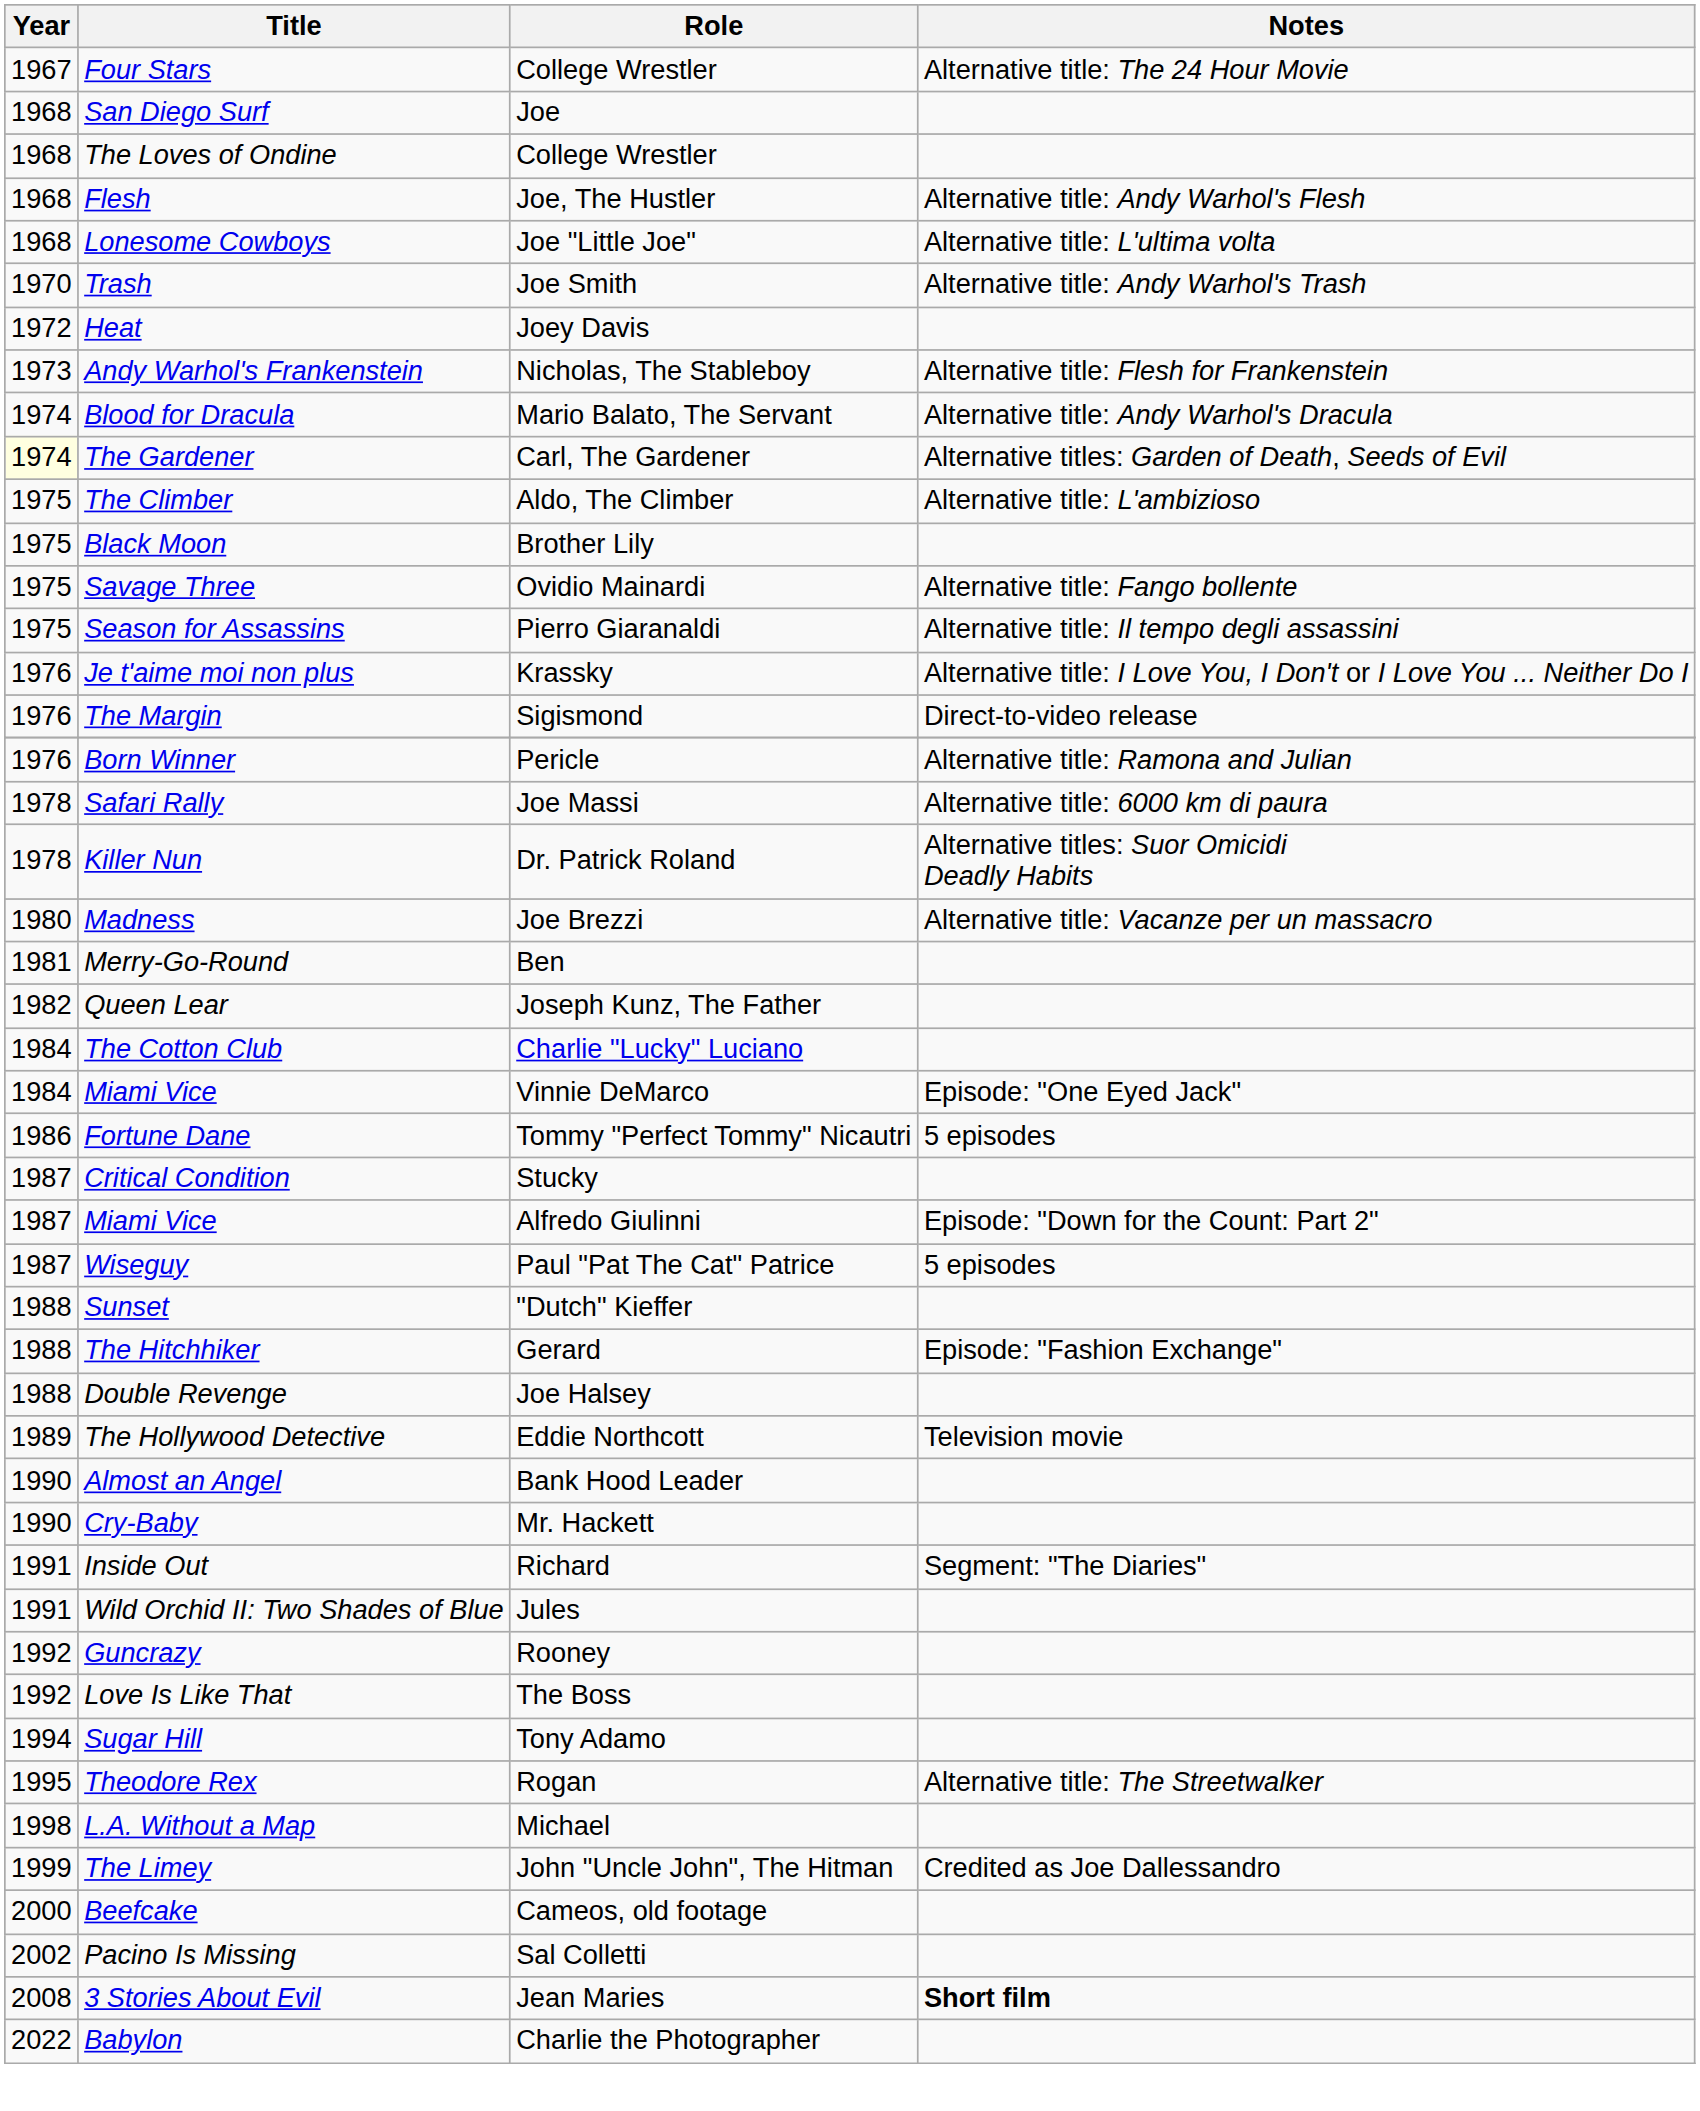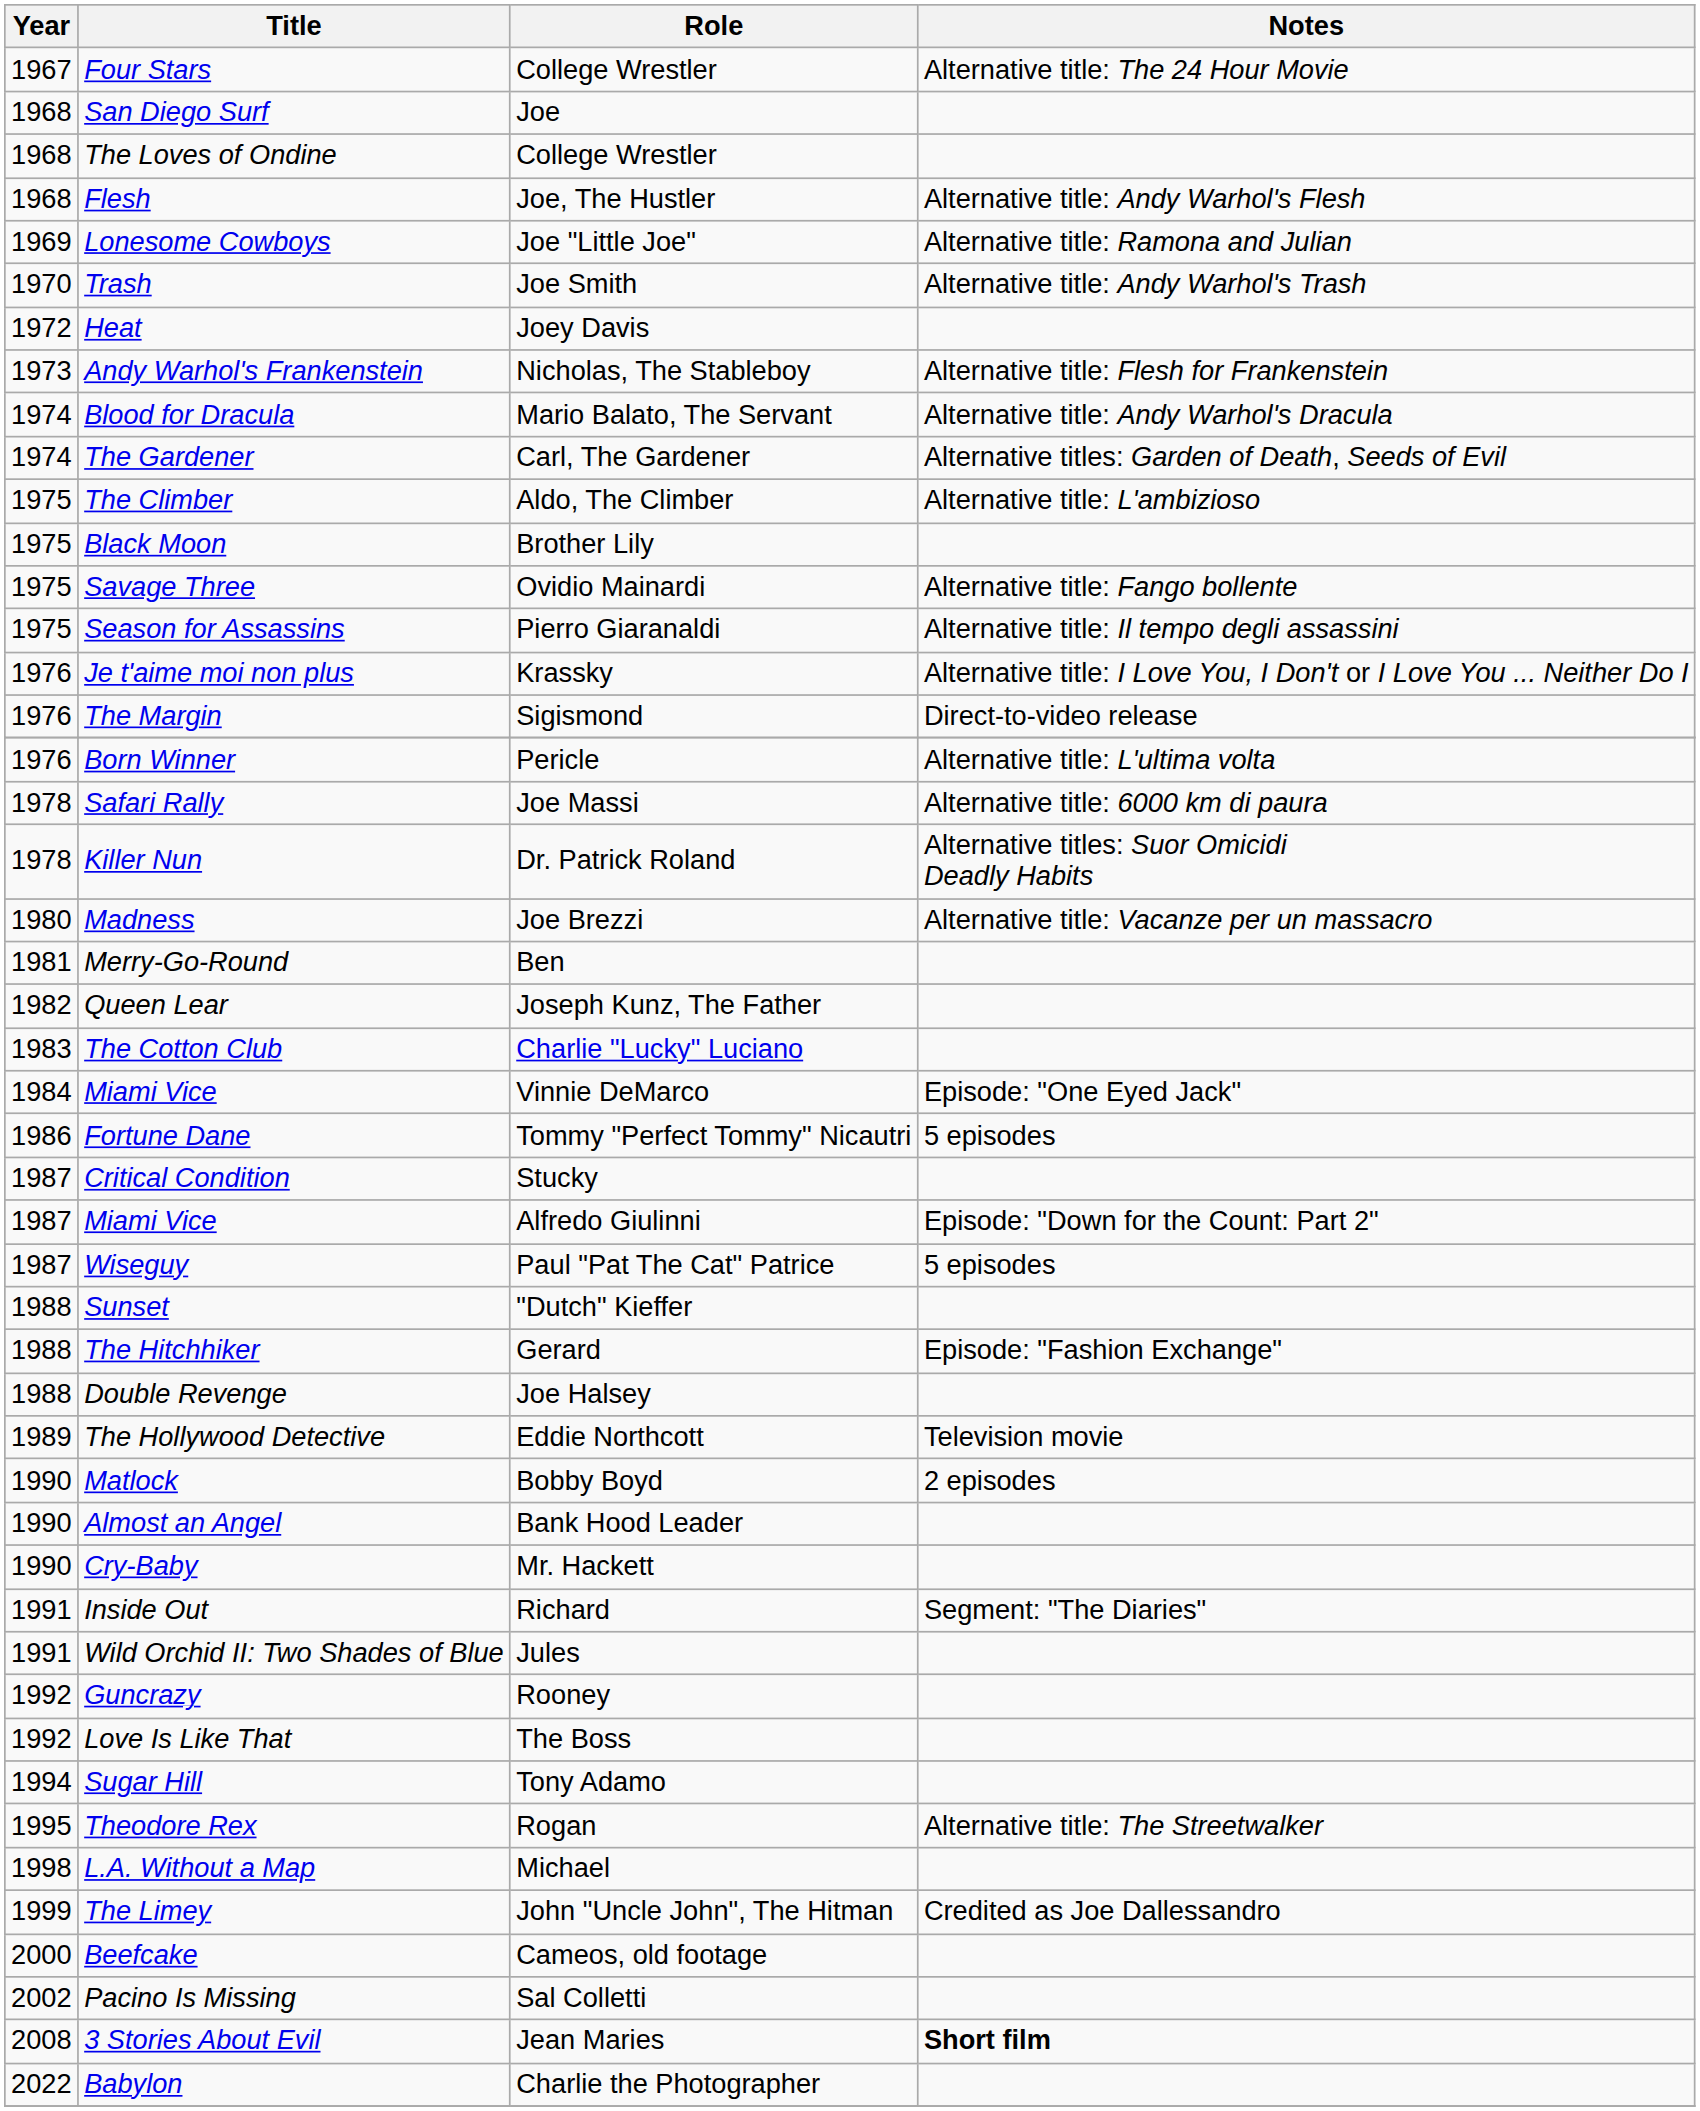(41, 241) 1968 -> (41, 241) 1969
(1100, 241) Alternative title: L'ultima volta -> (1138, 241) Alternative title: Ramona and Julian
(41, 457) lightyellow background -> (41, 457) no background
(1138, 759) Alternative title: Ramona and Julian -> (1100, 759) Alternative title: L'ultima volta
(41, 1048) 1984 -> (41, 1048) 1983
+ row: (131, 1480)
